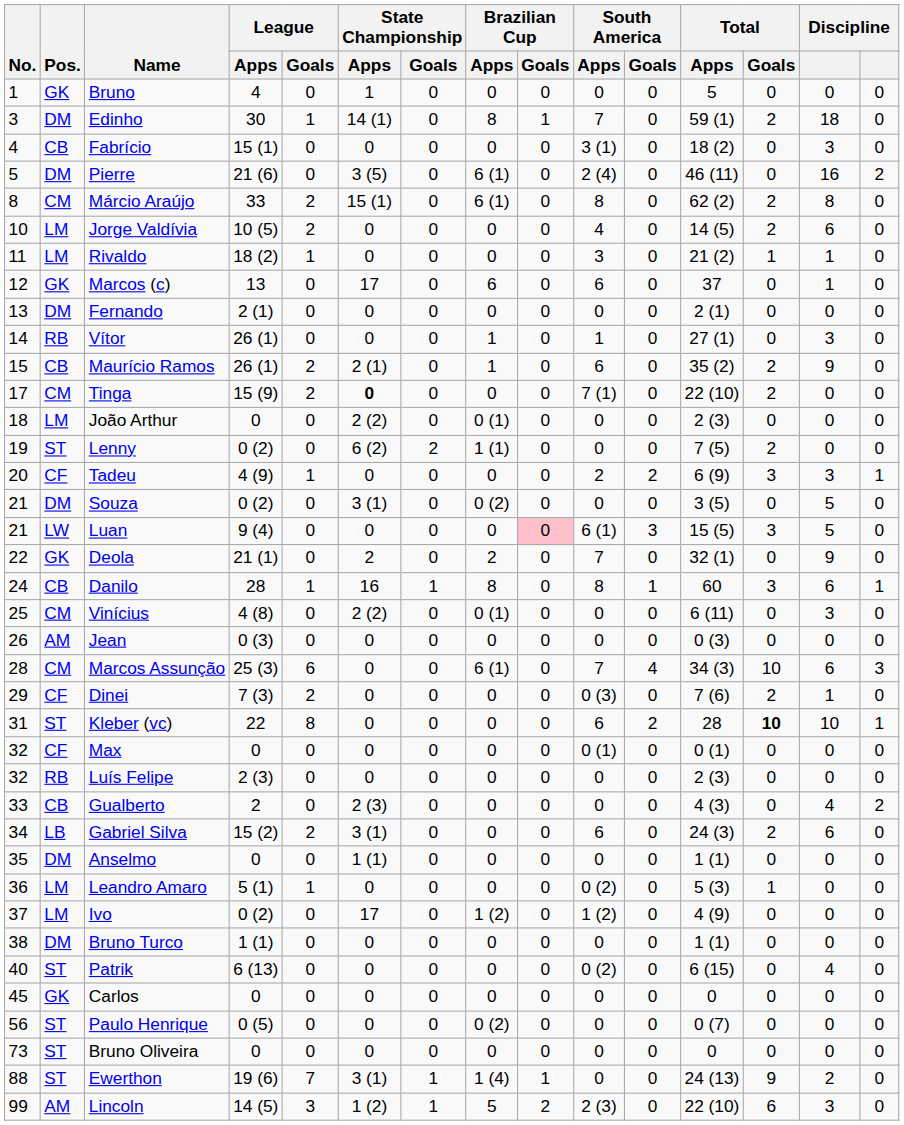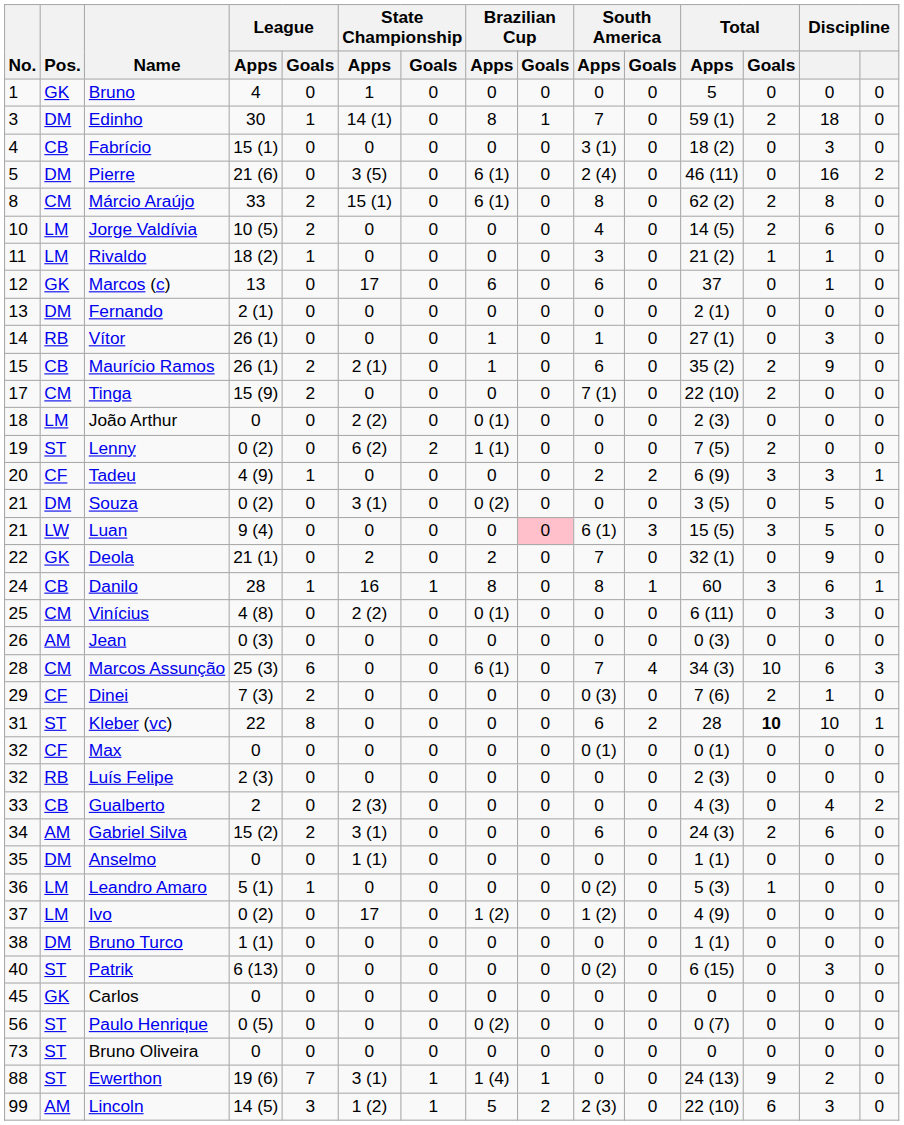(369, 393) bold -> (369, 393) normal
(55, 832) LB -> (57, 832) AM
(830, 969) 4 -> (830, 969) 3
